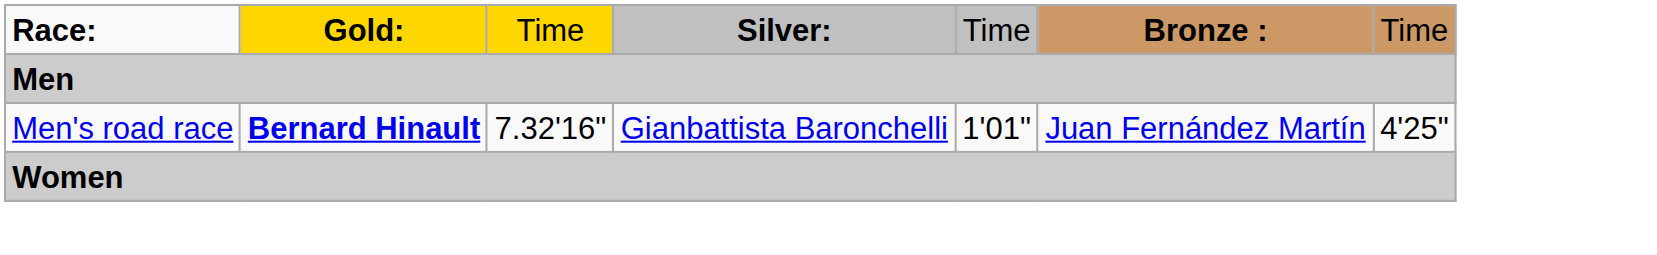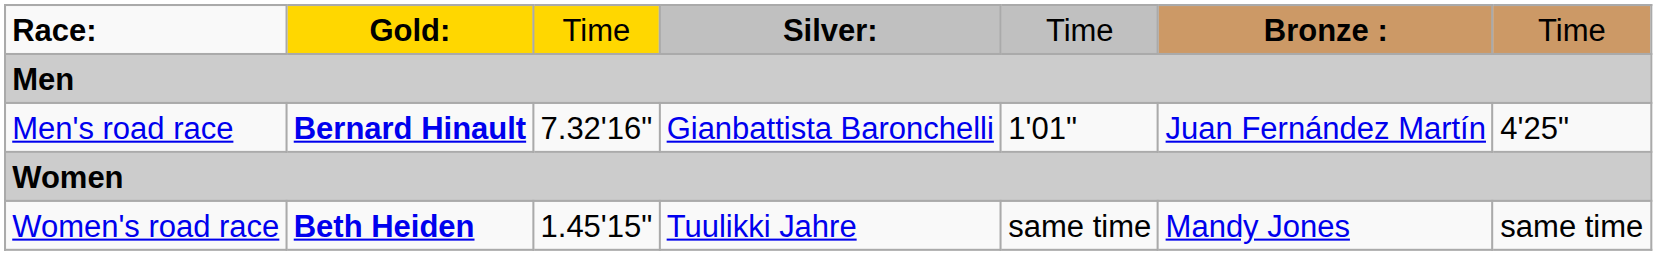+ row: (146, 226)
